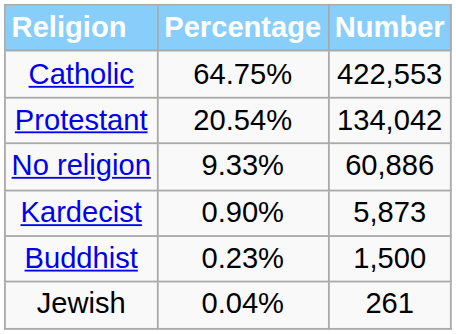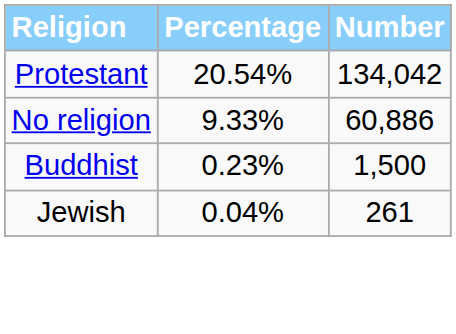- row: (81, 73)
- row: (81, 212)
